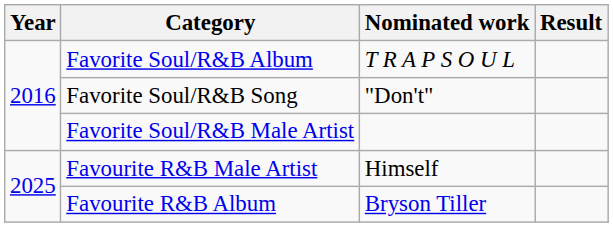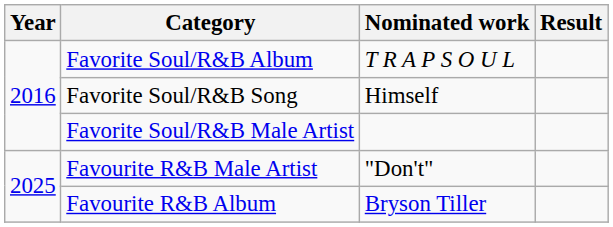(399, 95) "Don't" -> (402, 95) Himself
(402, 167) Himself -> (399, 167) "Don't"
